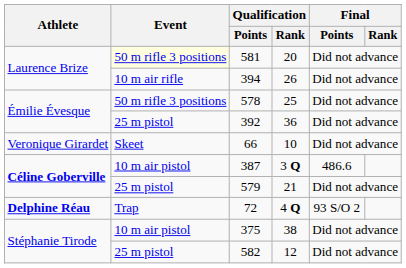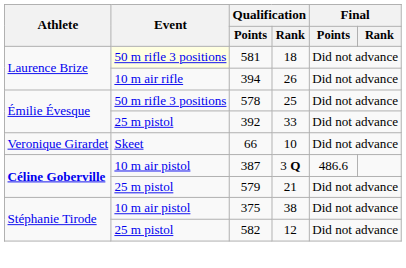(290, 57) 20 -> (290, 57) 18
(290, 122) 36 -> (290, 122) 33
- row: (251, 209)
